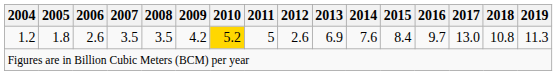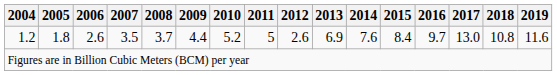(164, 37) 3.5 -> (164, 37) 3.7
(198, 37) 4.2 -> (198, 37) 4.4
(232, 37) gold background -> (232, 37) no background
(537, 37) 11.3 -> (537, 37) 11.6
